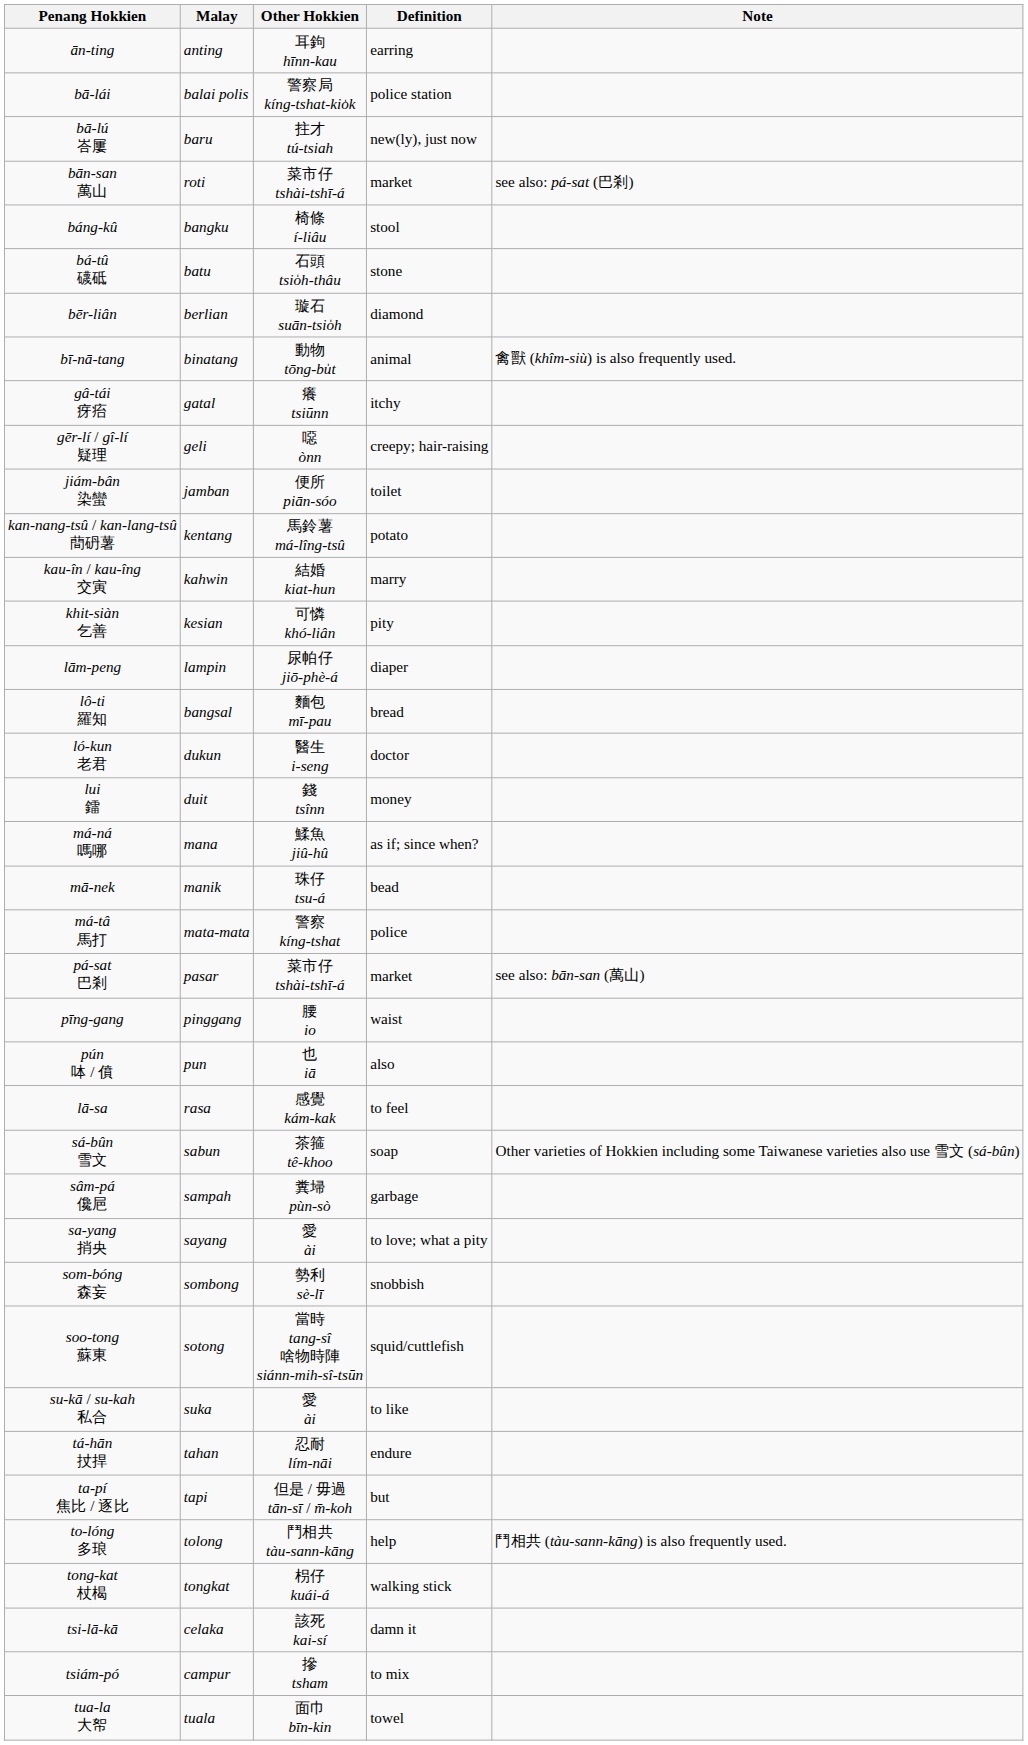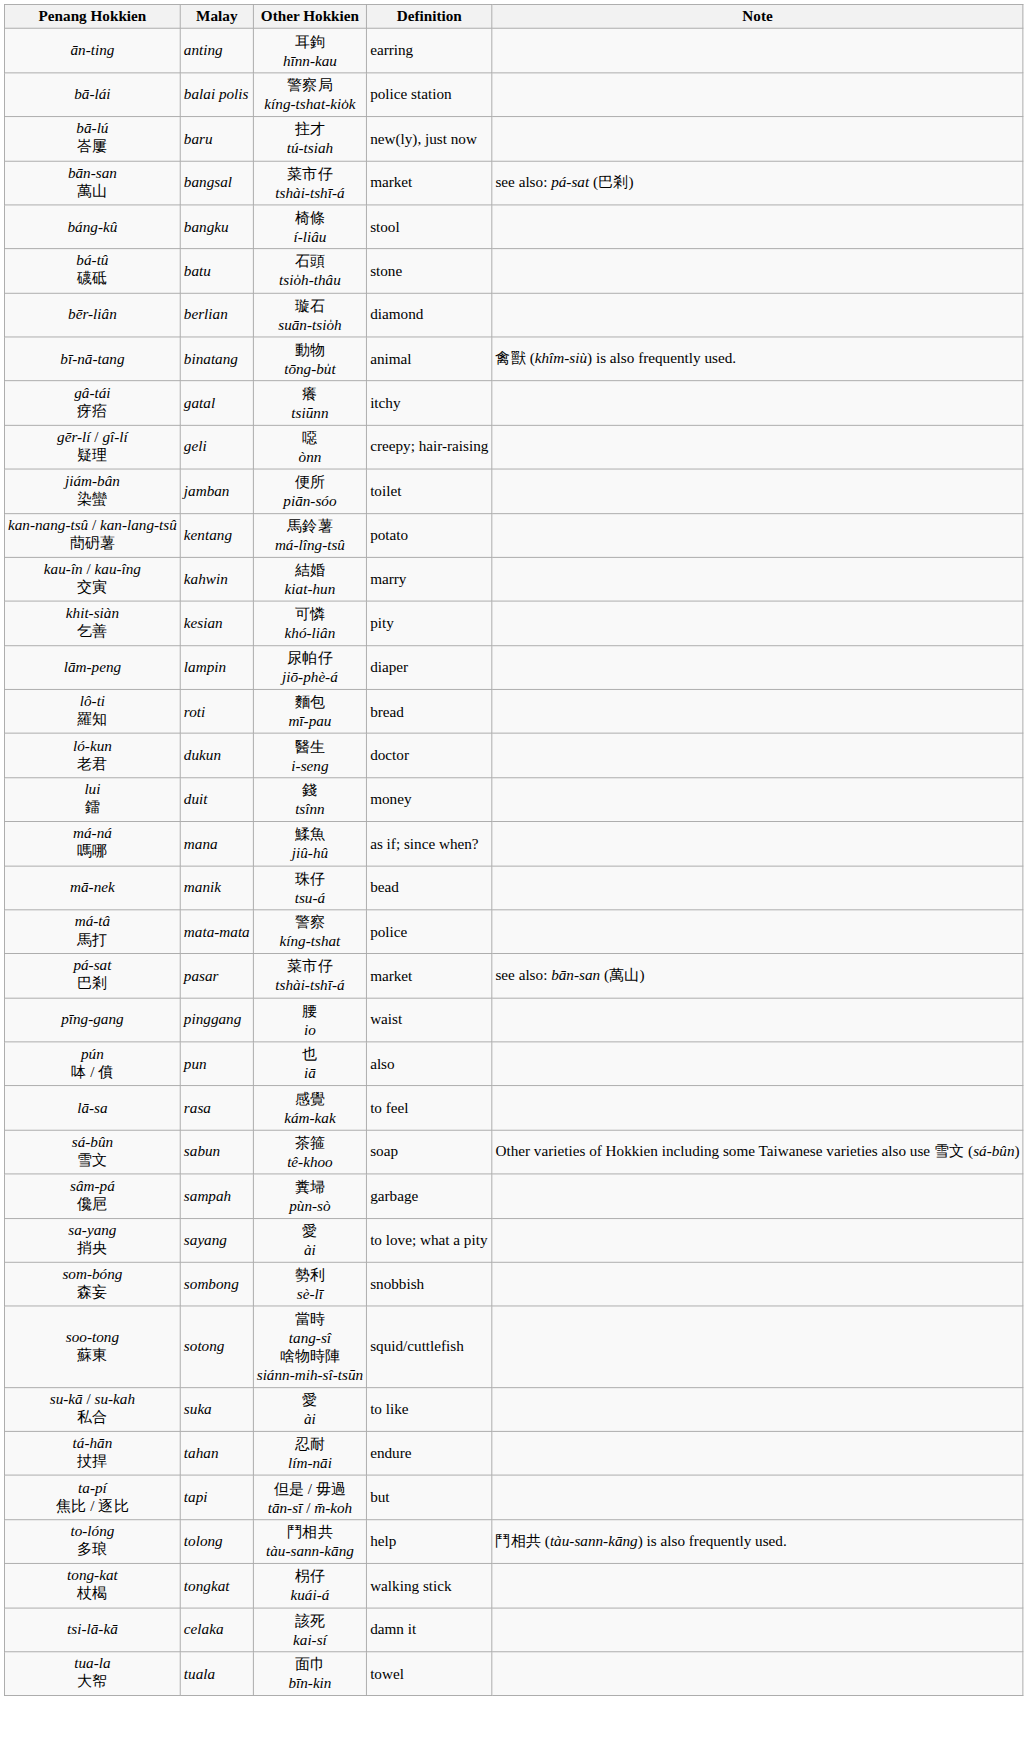(195, 182) roti -> (208, 182) bangsal
(208, 711) bangsal -> (195, 711) roti
- row: (92, 1673)
